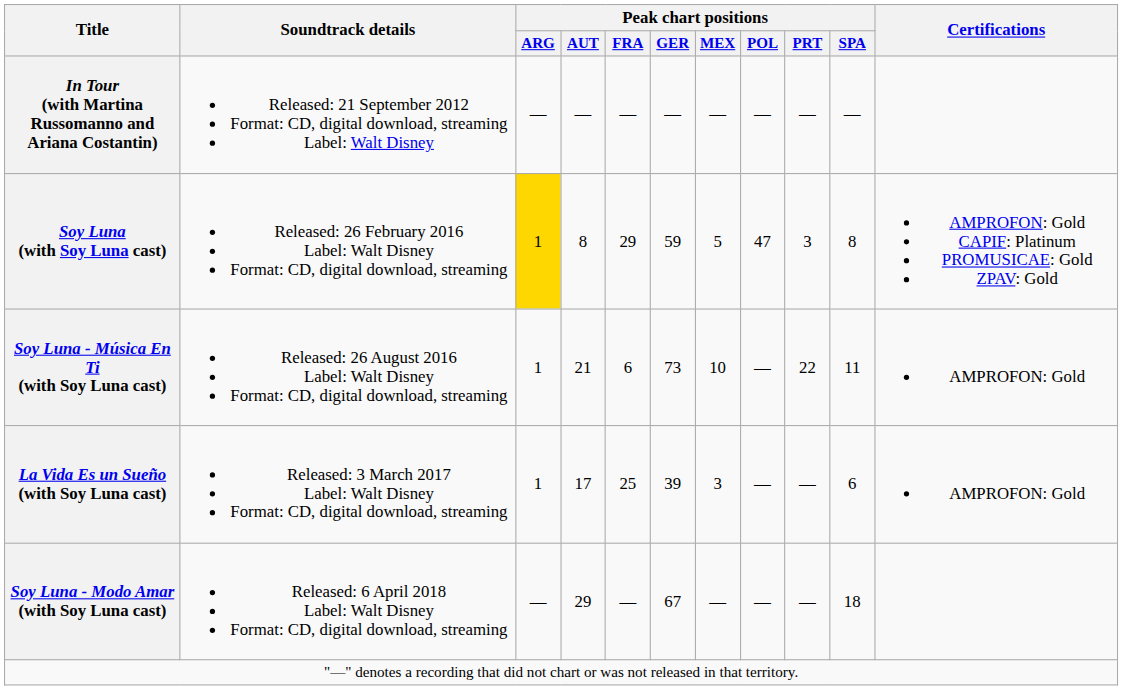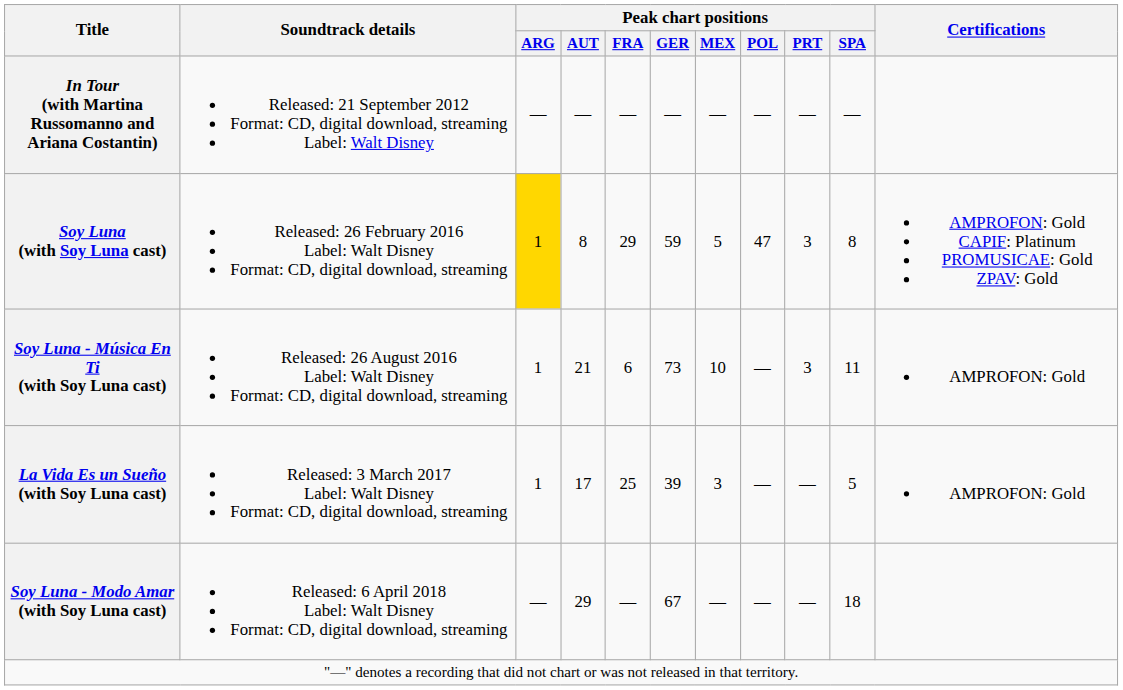(807, 367) 22 -> (807, 367) 3
(852, 484) 6 -> (852, 484) 5
